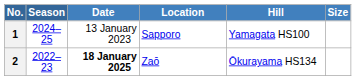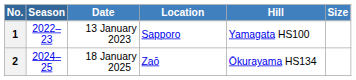(47, 34) 2024–25 -> (47, 34) 2022–23
(47, 61) 2022–23 -> (47, 61) 2024–25
(110, 61) bold -> (111, 61) normal
